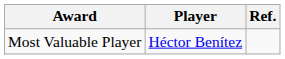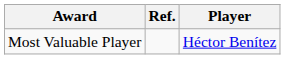columns swapped: (195, 16) <-> (263, 16)
